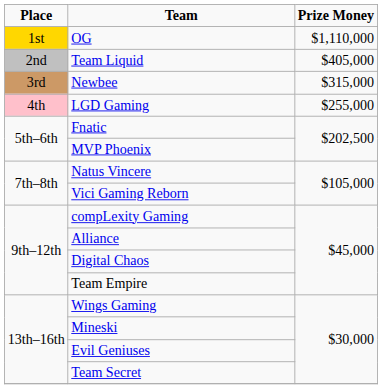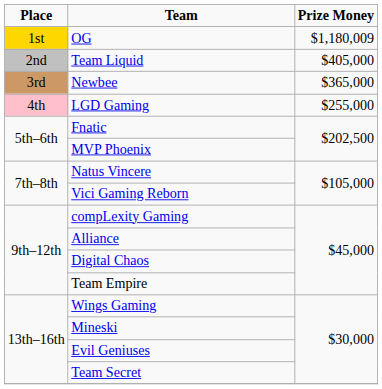(343, 37) $1,110,000 -> (342, 37) $1,180,009
(348, 82) $315,000 -> (348, 82) $365,000
